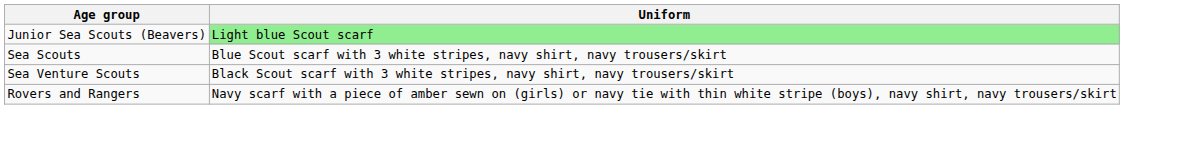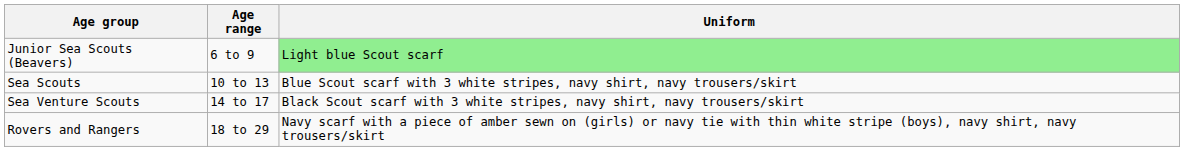+ column: (243, 21)
